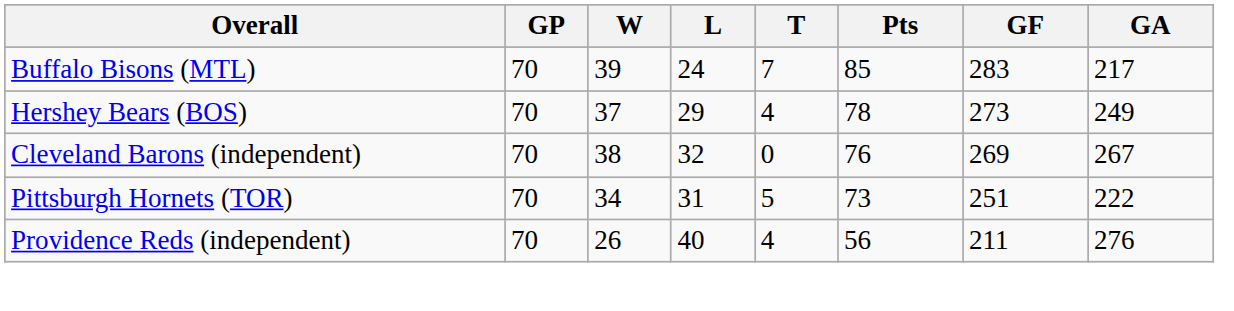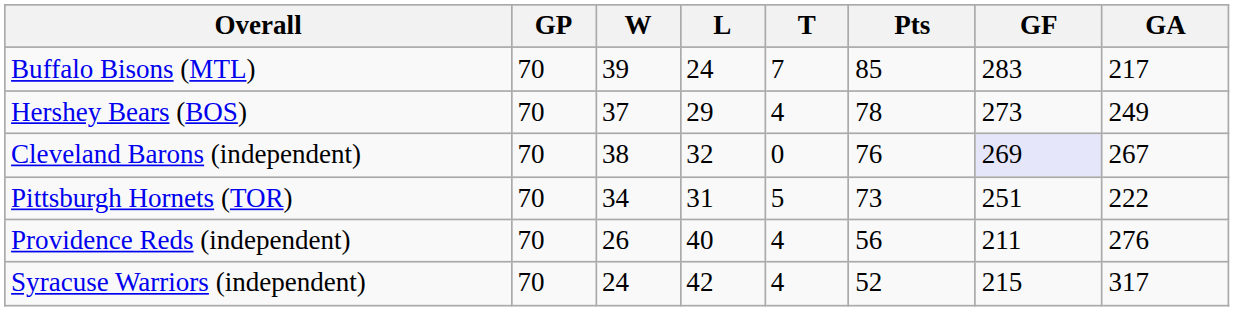(989, 154) no background -> (1002, 154) lavender background
+ row: (188, 283)
